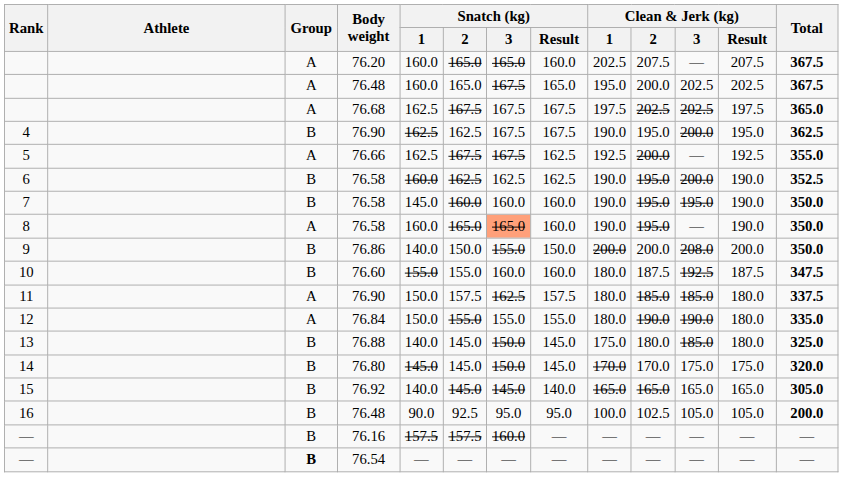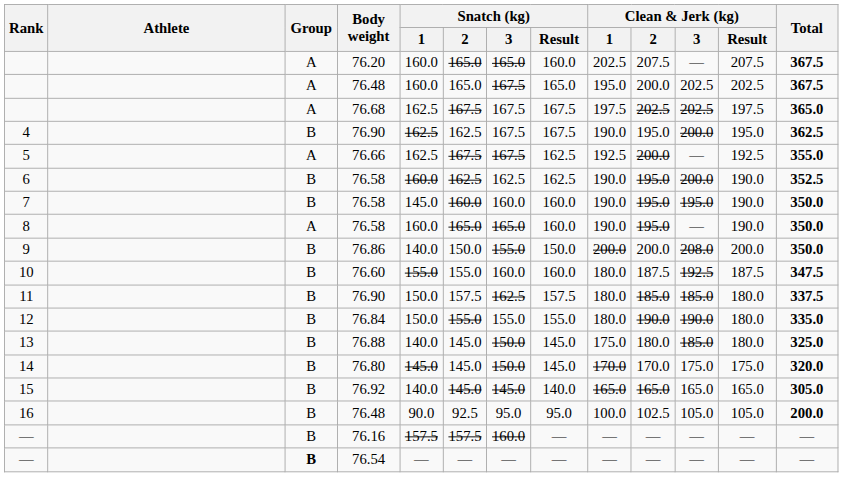(509, 226) lightsalmon background -> (509, 226) no background
(311, 296) A -> (311, 296) B
(311, 319) A -> (311, 319) B
